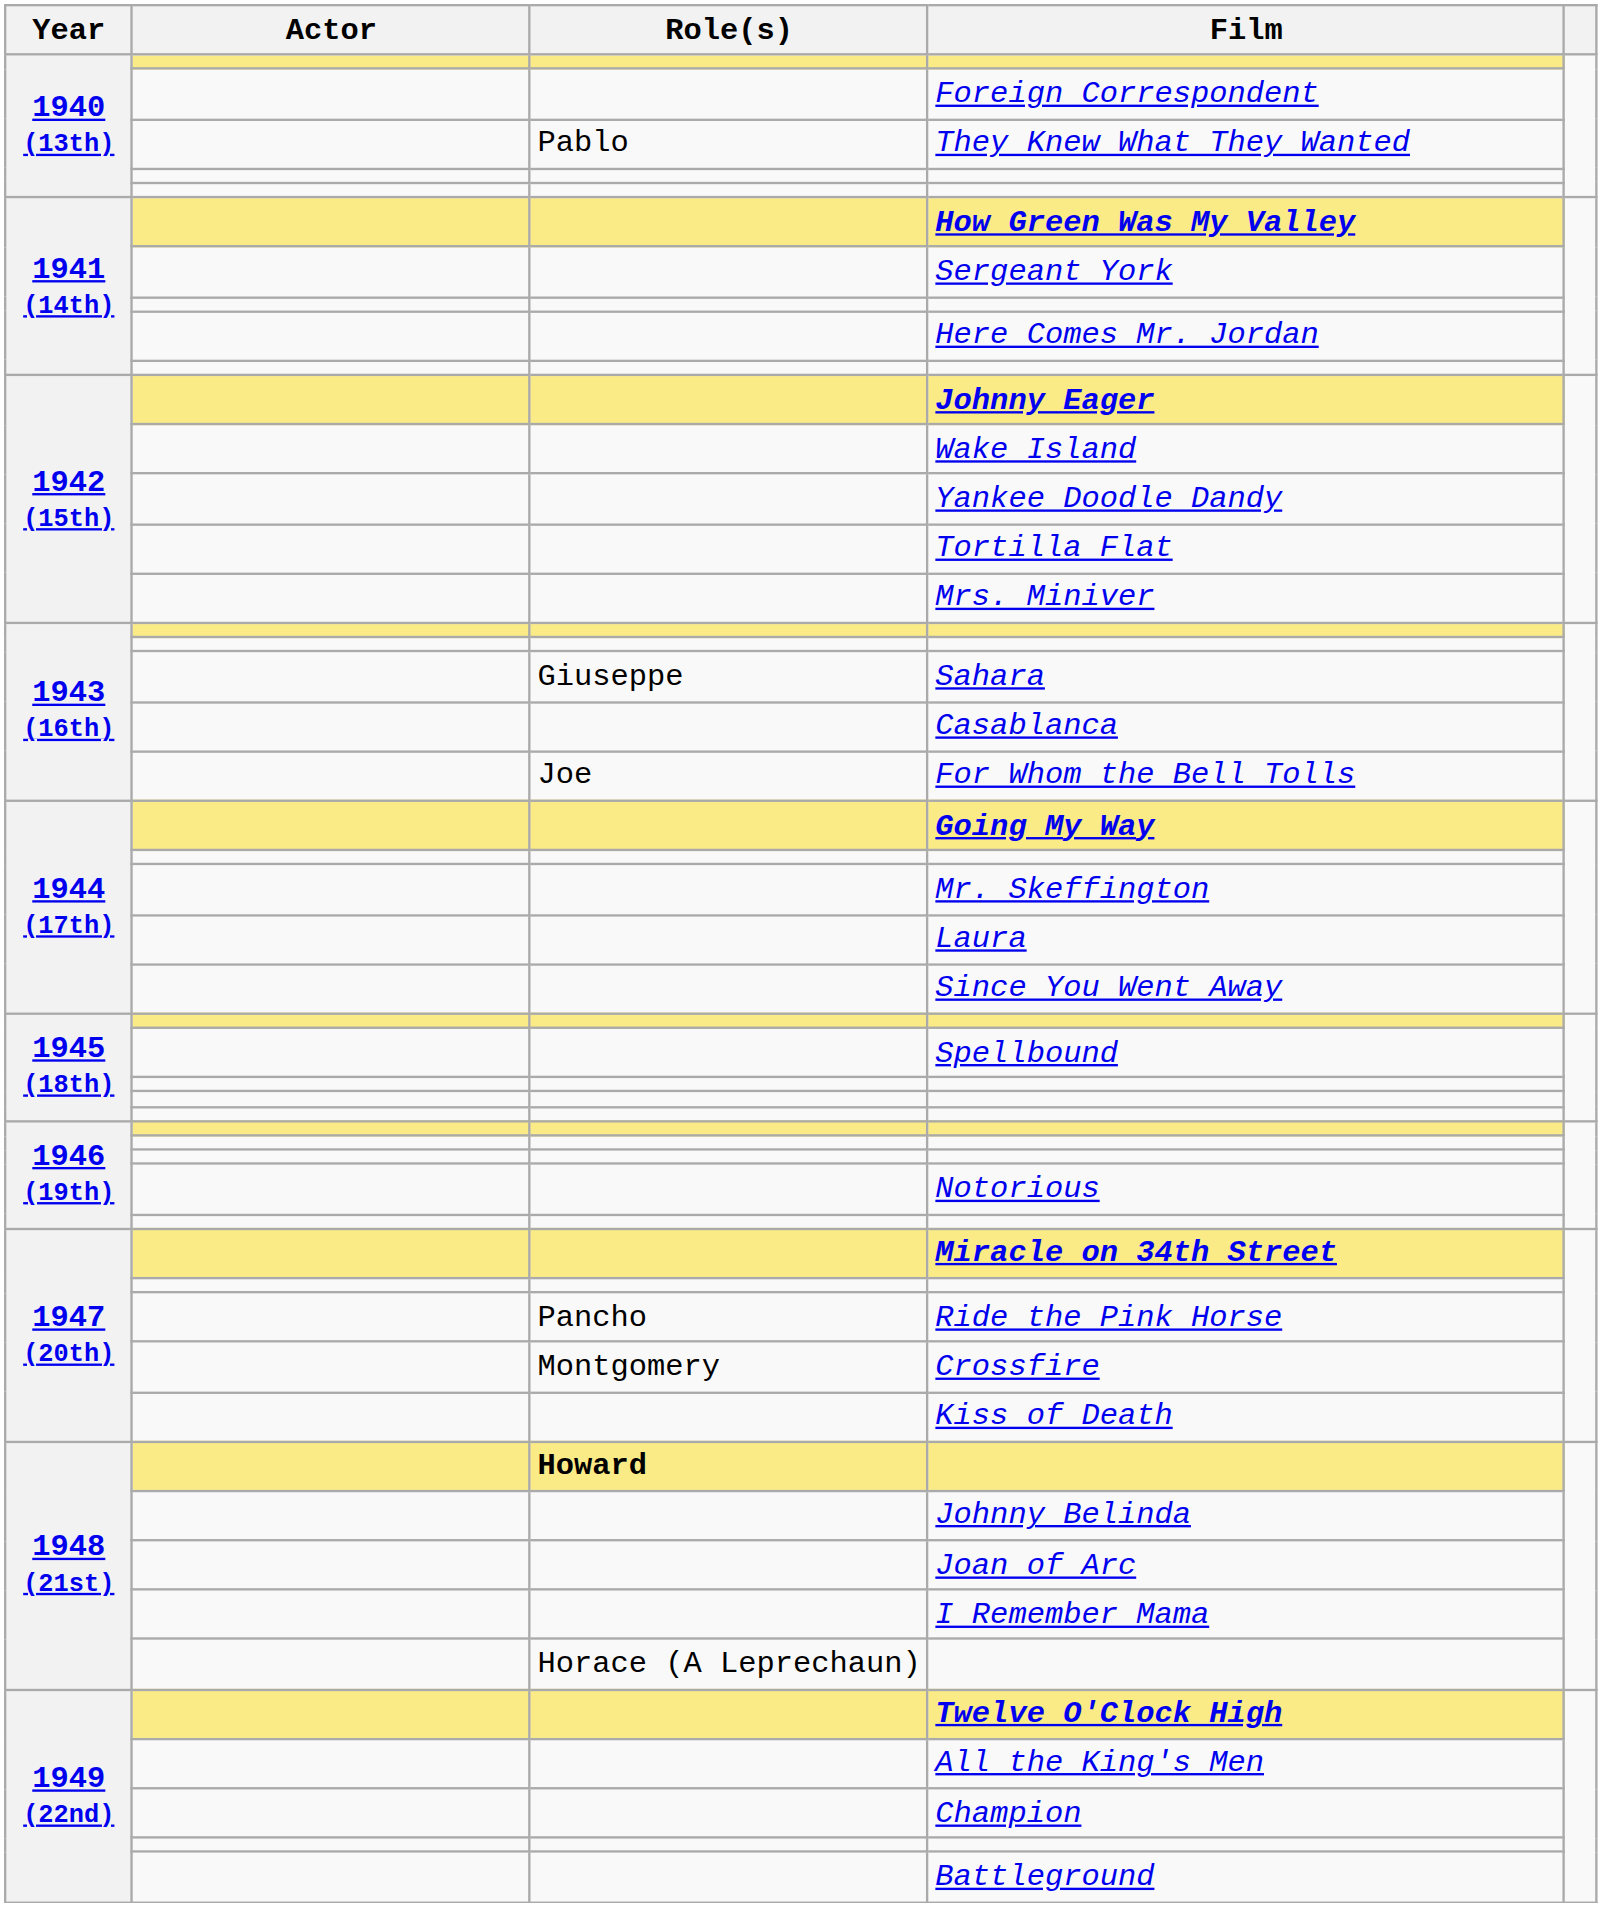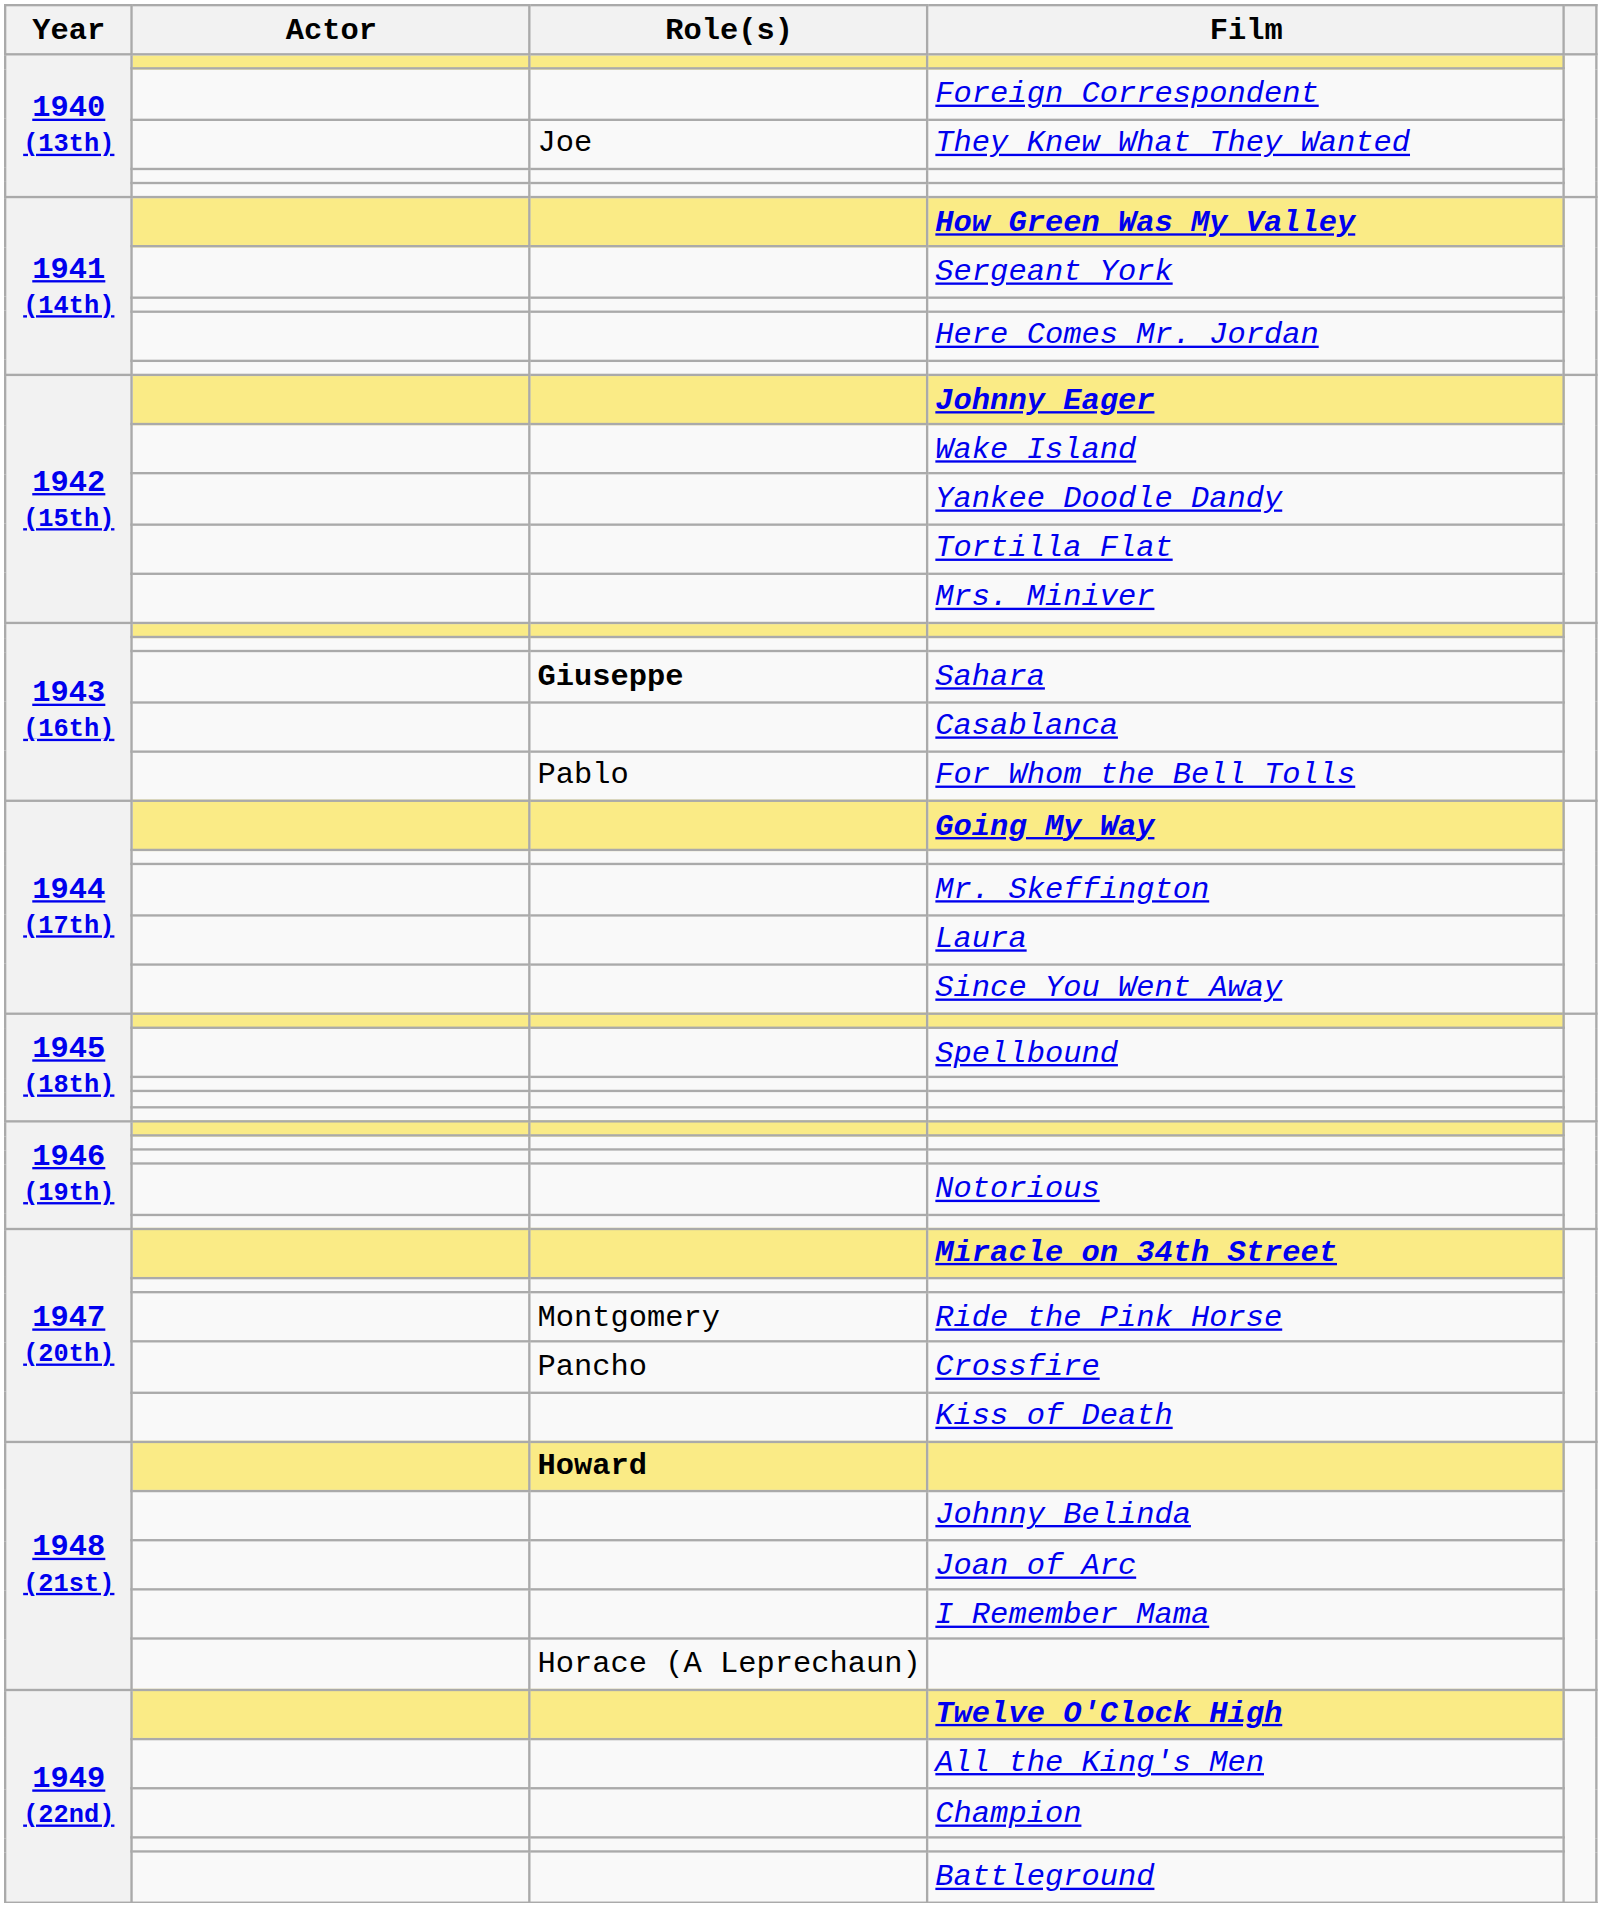(583, 144) Pablo -> (565, 144) Joe
(611, 677) normal -> (611, 677) bold
(565, 776) Joe -> (583, 776) Pablo
(592, 1317) Pancho -> (629, 1317) Montgomery
(629, 1367) Montgomery -> (592, 1367) Pancho
